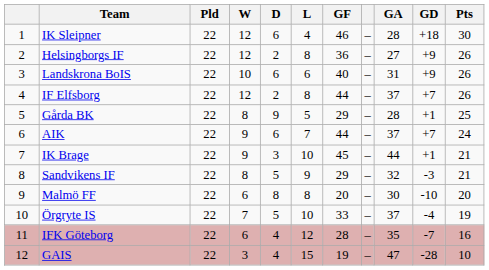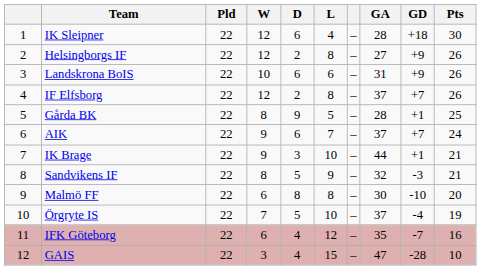- column: (342, 14)
